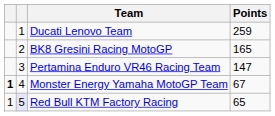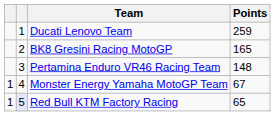(242, 67) 147 -> (242, 67) 148
(10, 85) bold -> (10, 85) normal
